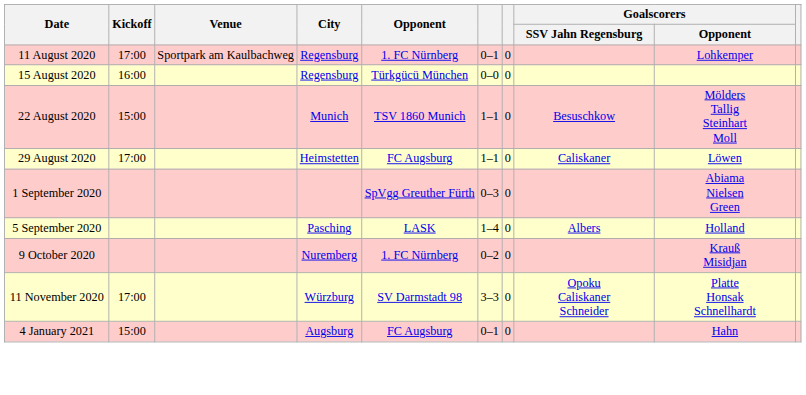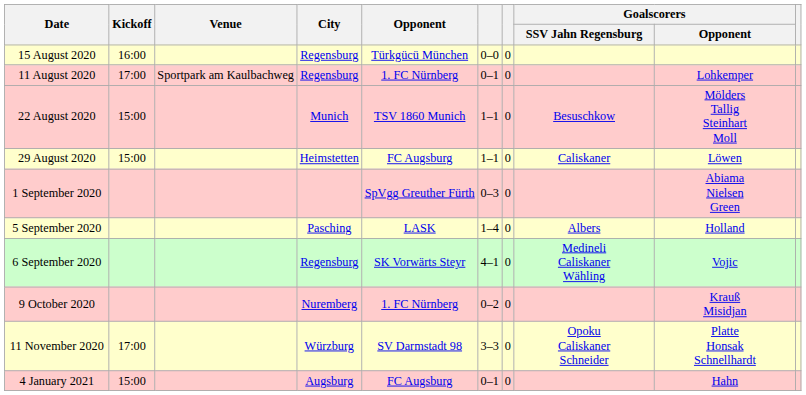rows swapped: (57, 54) <-> (57, 74)
(132, 158) 17:00 -> (132, 158) 15:00
+ row: (57, 262)
